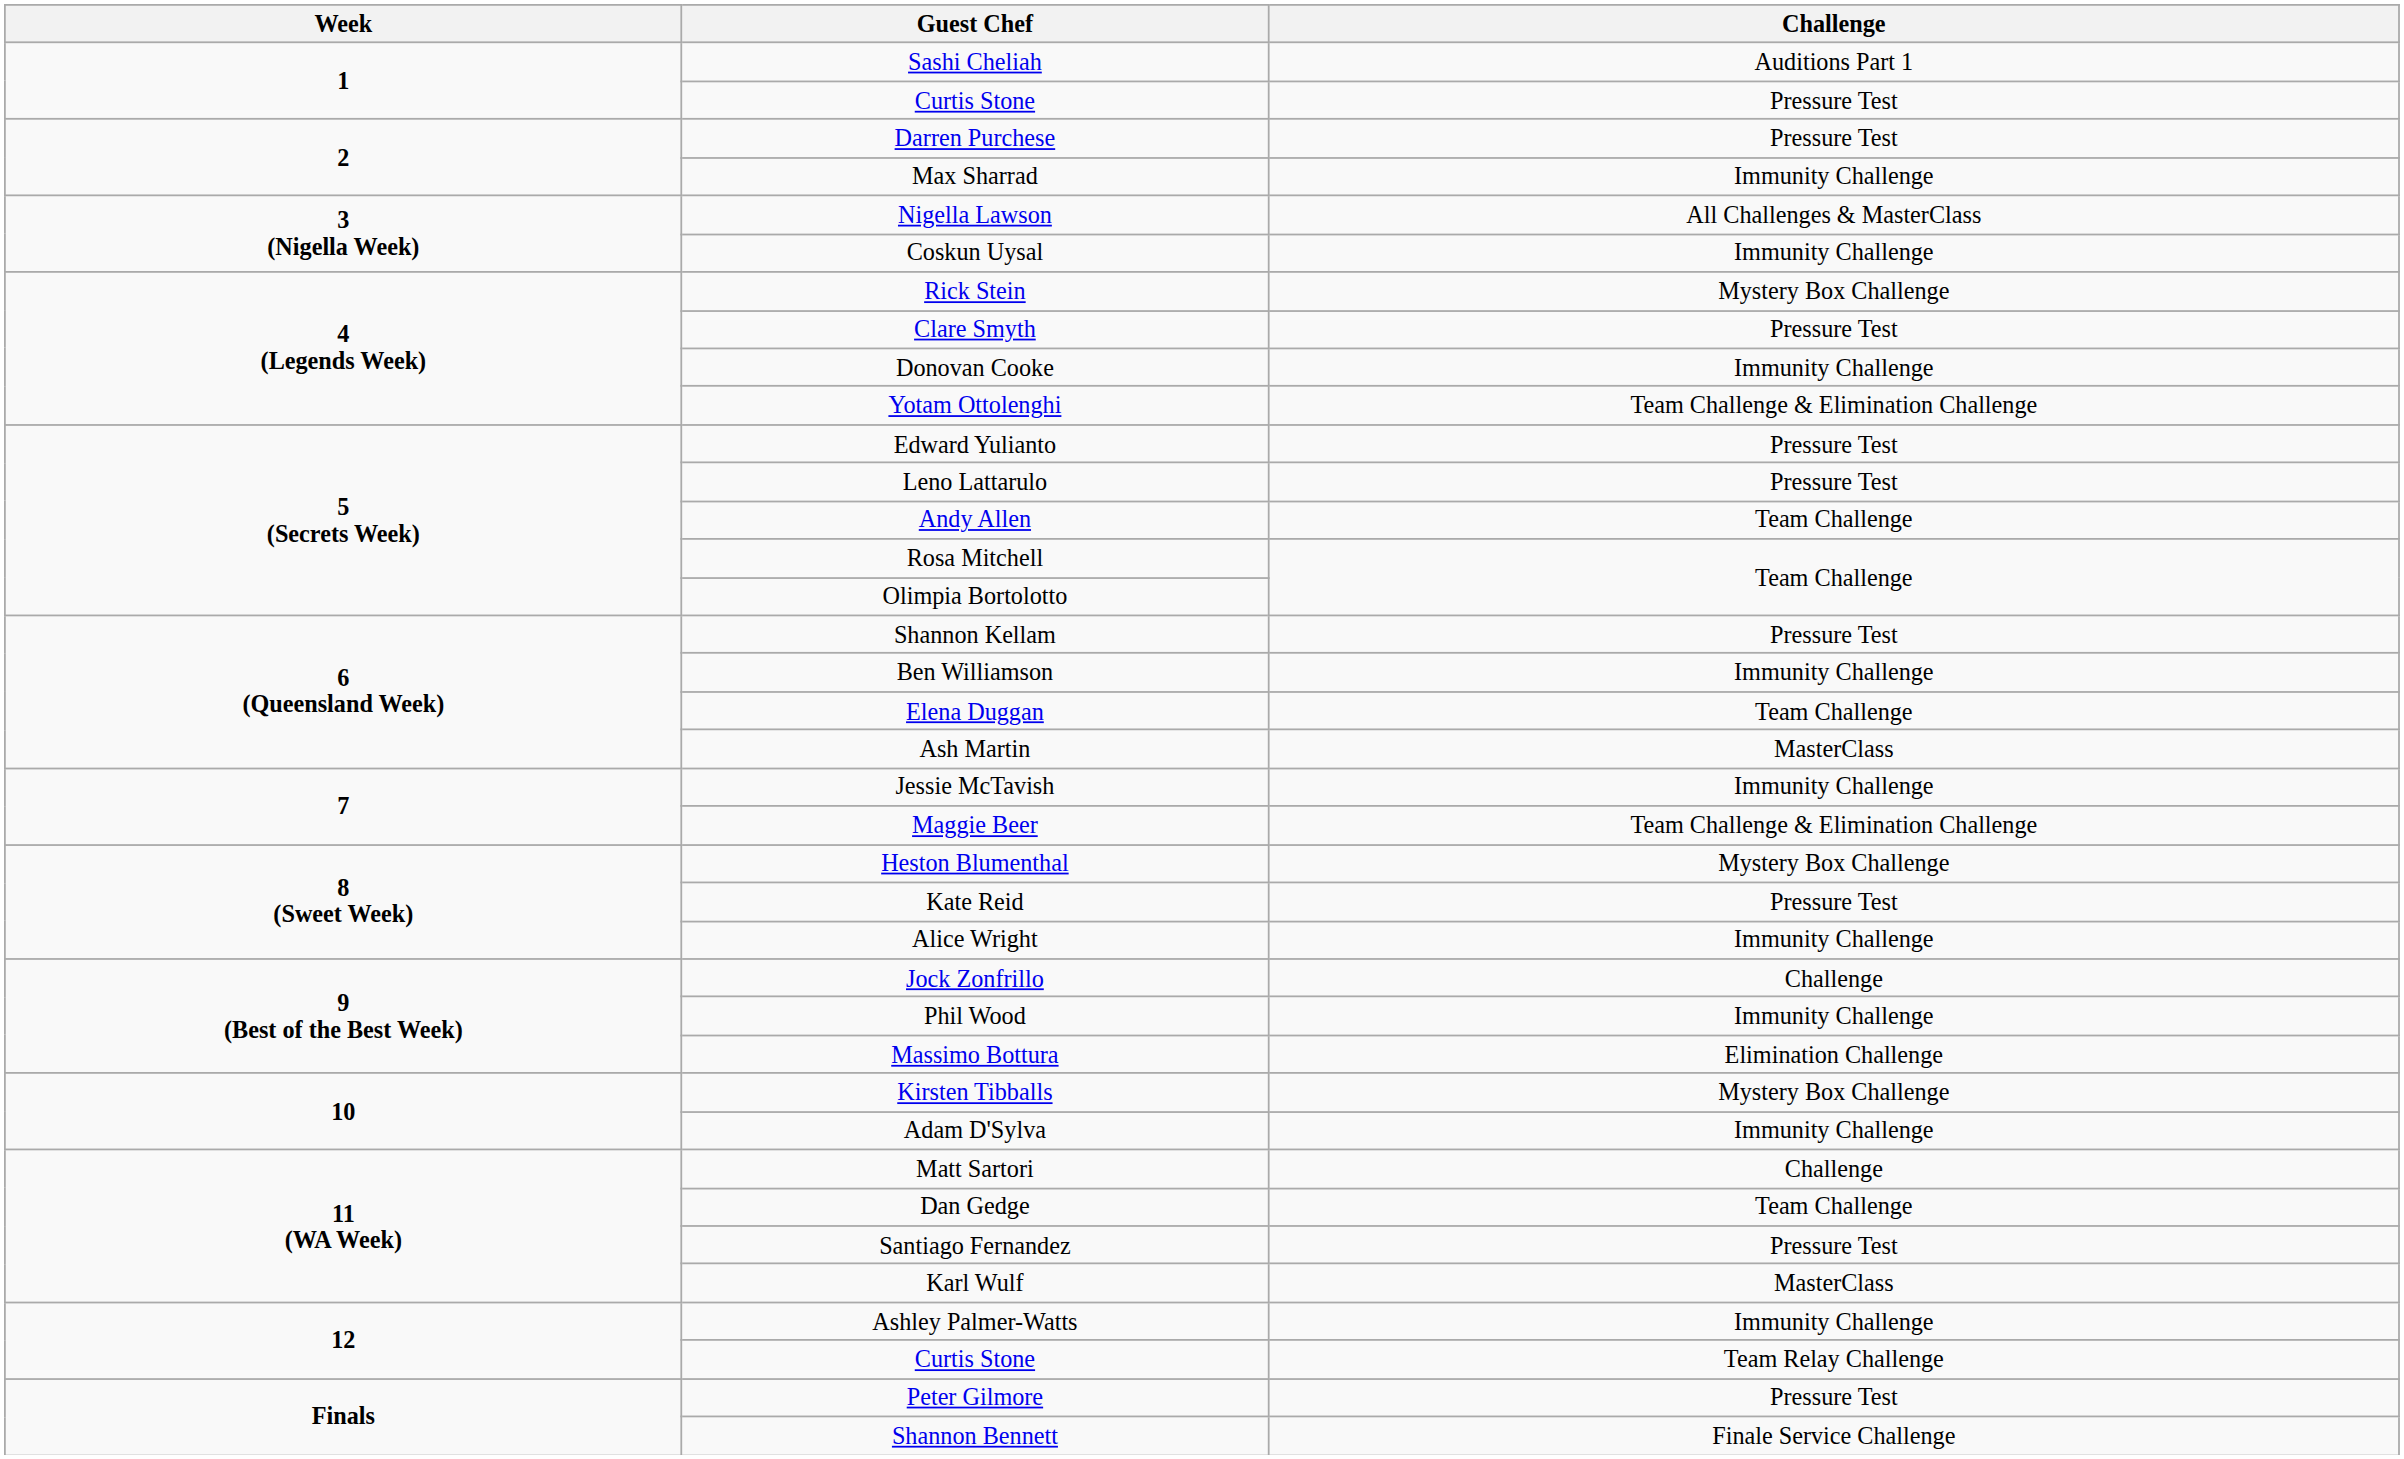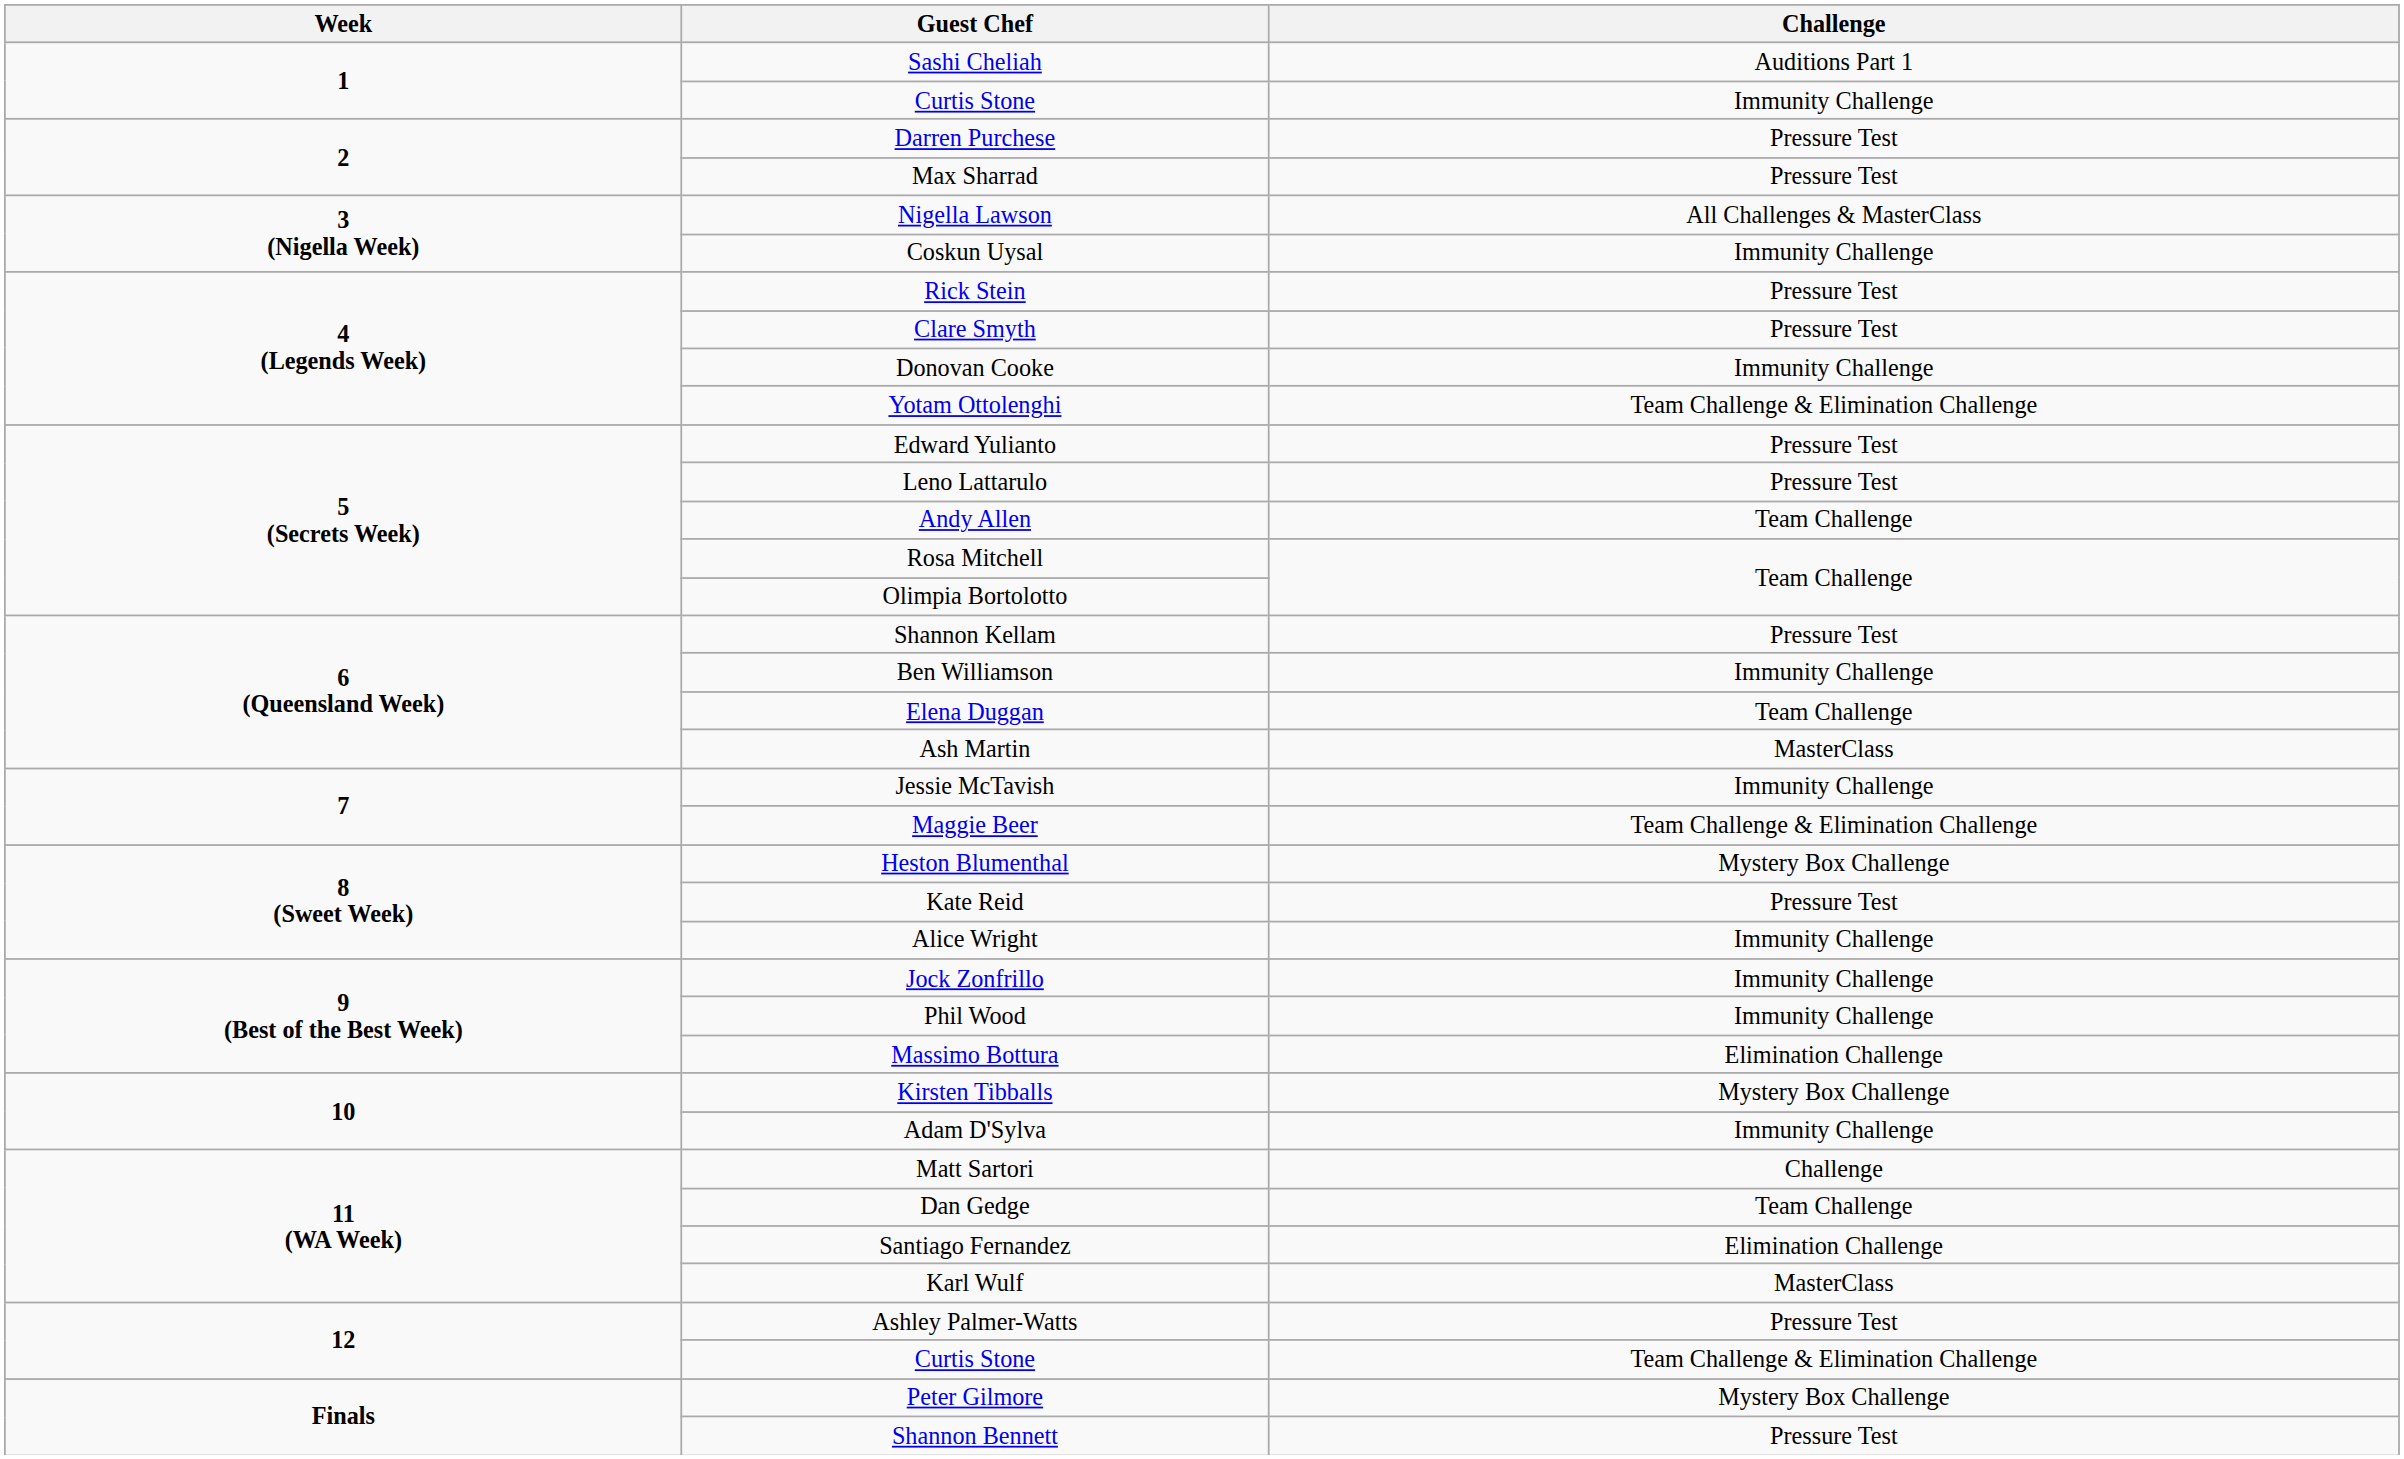(1834, 100) Pressure Test -> (1834, 100) Immunity Challenge
(1834, 176) Immunity Challenge -> (1834, 176) Pressure Test
(1834, 291) Mystery Box Challenge -> (1834, 291) Pressure Test
(1834, 978) Challenge -> (1834, 978) Immunity Challenge
(1834, 1245) Pressure Test -> (1834, 1245) Elimination Challenge
(1834, 1321) Immunity Challenge -> (1834, 1321) Pressure Test
(1834, 1359) Team Relay Challenge -> (1834, 1359) Team Challenge & Elimination Challenge
(1834, 1397) Pressure Test -> (1834, 1397) Mystery Box Challenge
(1834, 1435) Finale Service Challenge -> (1834, 1435) Pressure Test
